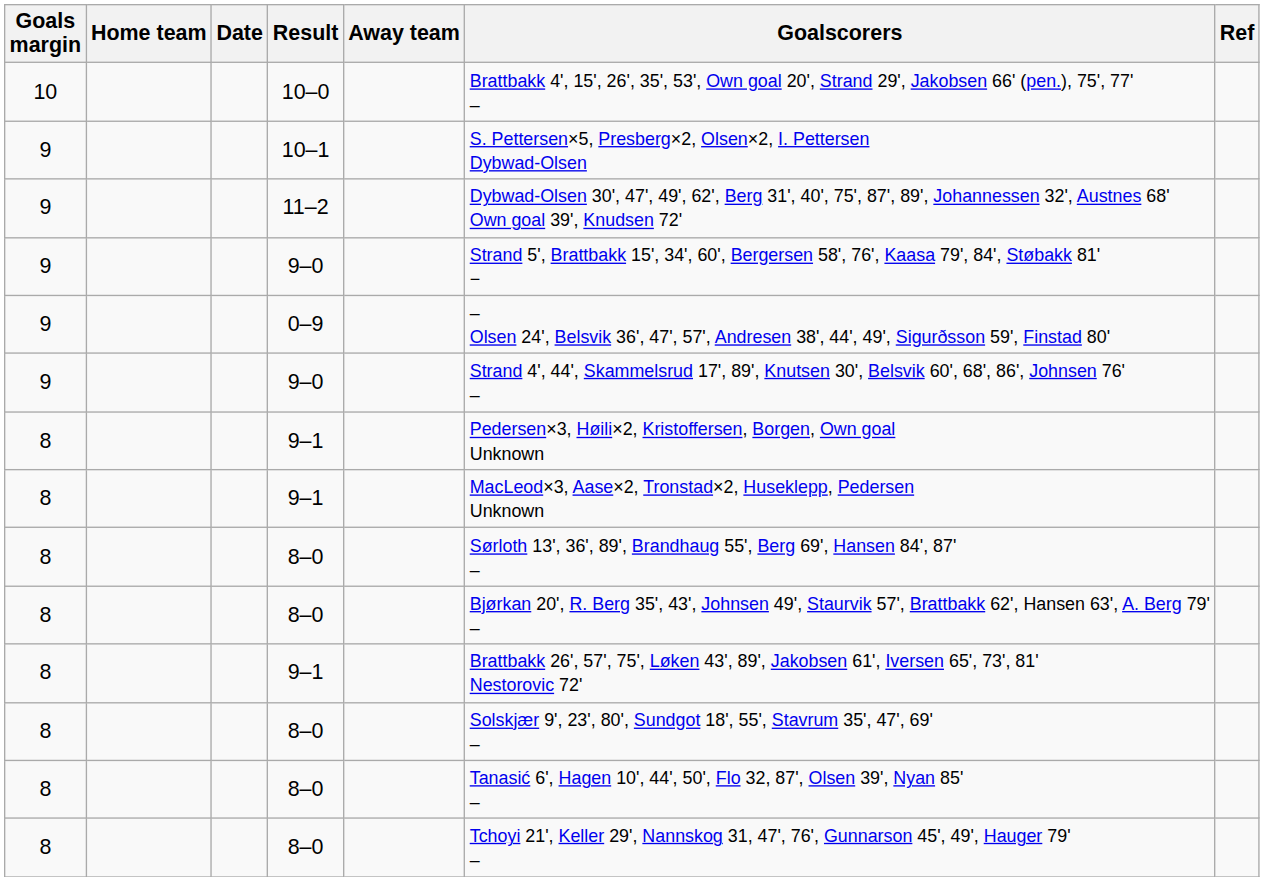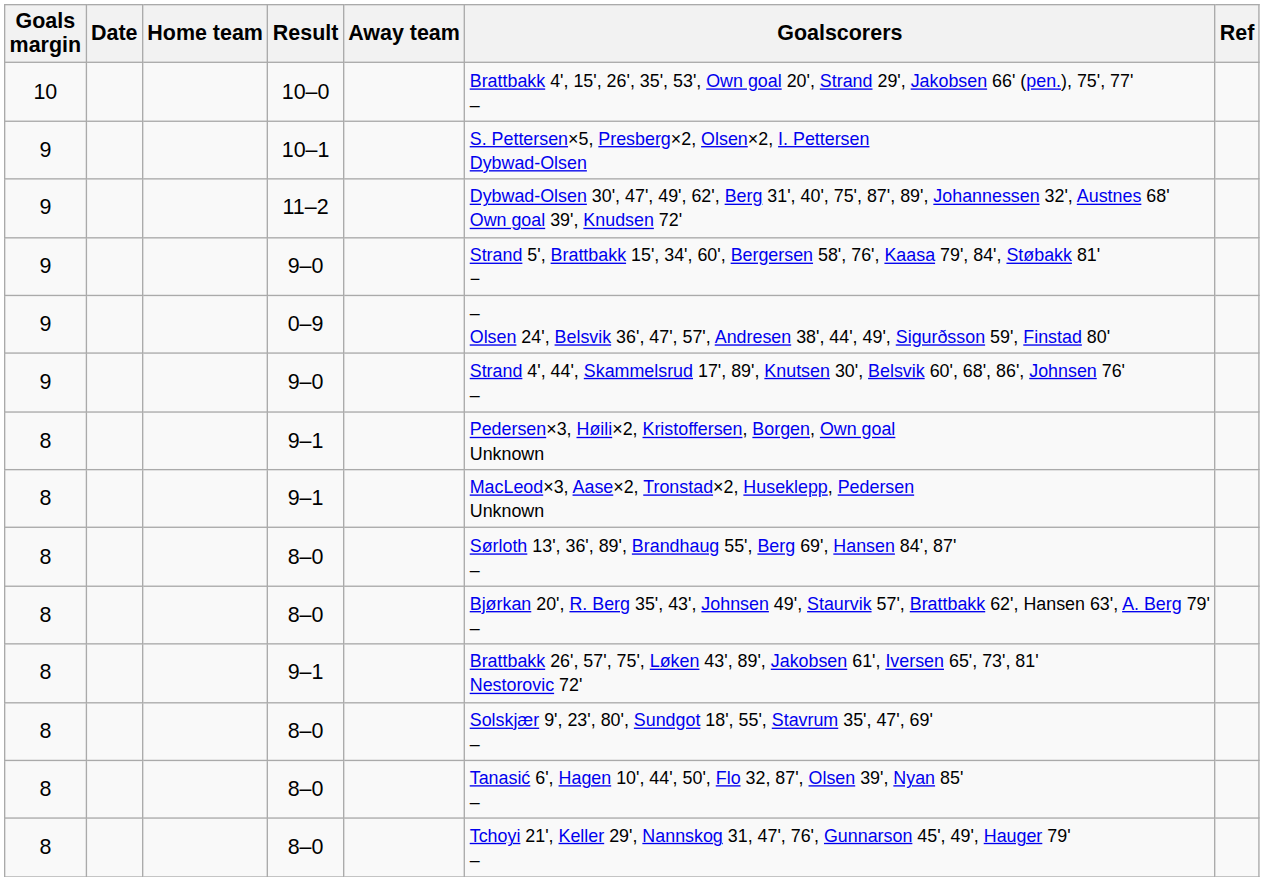columns swapped: (240, 33) <-> (149, 33)
